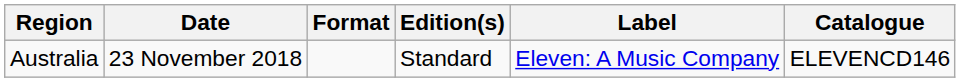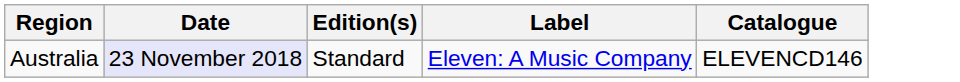- column: (351, 22)
(205, 58) no background -> (205, 58) lavender background
